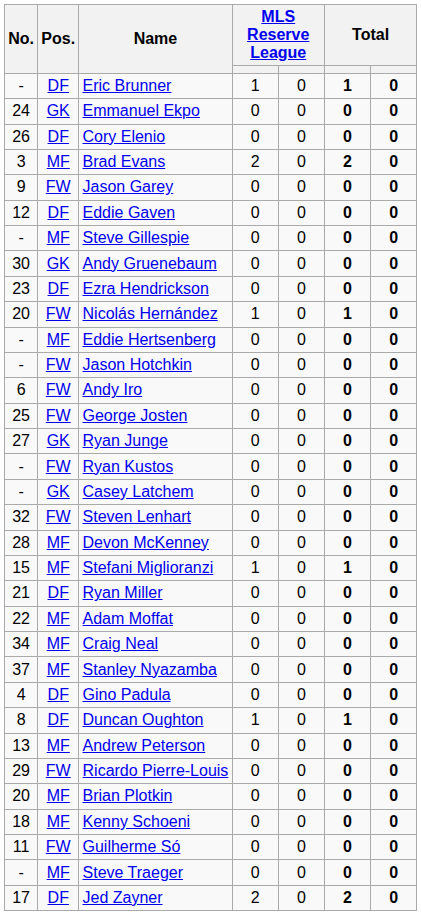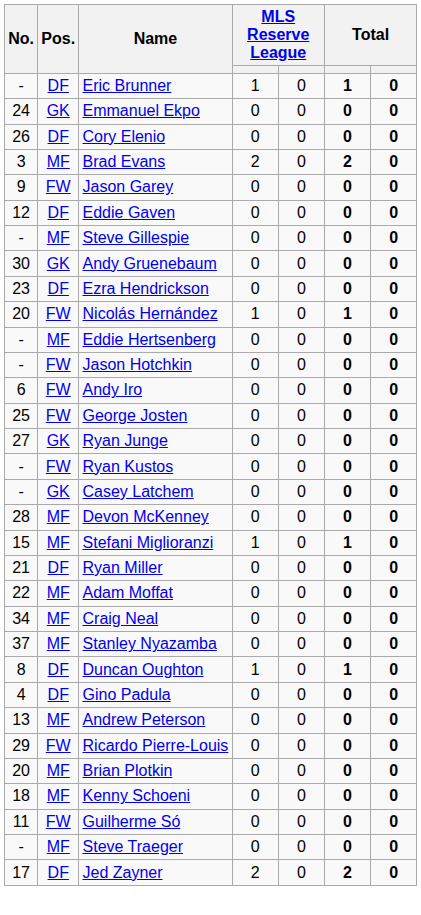- row: (137, 517)
rows swapped: (143, 720) <-> (127, 694)
